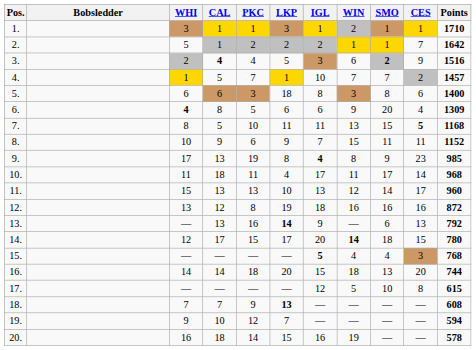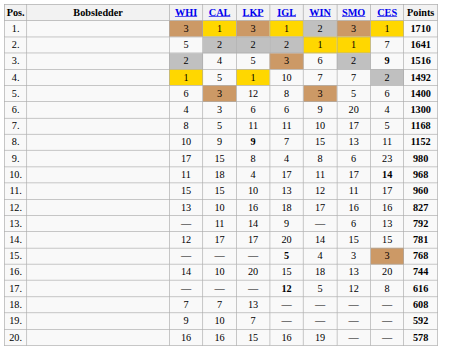- column: (253, 12)
(387, 28) 1 -> (354, 28) 3
(220, 45) 1 -> (220, 45) 2
(454, 45) 1642 -> (421, 45) 1641
(220, 61) bold -> (220, 61) normal
(387, 61) bold -> (354, 61) normal
(421, 61) normal -> (387, 61) bold
(454, 77) 1457 -> (421, 77) 1492
(220, 93) 6 -> (220, 93) 3
(287, 93) 18 -> (253, 93) 12
(387, 93) 8 -> (354, 93) 5
(186, 110) bold -> (186, 110) normal
(220, 110) 8 -> (220, 110) 3
(454, 110) 1309 -> (421, 110) 1300
(354, 126) 13 -> (320, 126) 10
(387, 126) 15 -> (354, 126) 17
(421, 126) bold -> (387, 126) normal
(287, 142) normal -> (253, 142) bold
(387, 142) 11 -> (354, 142) 13
(220, 158) 13 -> (220, 158) 15
(320, 158) bold -> (287, 158) normal
(387, 158) 9 -> (354, 158) 6
(454, 158) 985 -> (421, 158) 980
(421, 175) normal -> (387, 175) bold
(220, 191) 13 -> (220, 191) 15
(387, 191) 14 -> (354, 191) 11
(220, 207) 12 -> (220, 207) 10
(287, 207) 19 -> (253, 207) 16
(354, 207) 16 -> (320, 207) 17
(454, 207) 872 -> (421, 207) 827
(220, 223) 13 -> (220, 223) 11
(287, 223) bold -> (253, 223) normal
(354, 239) bold -> (320, 239) normal
(387, 239) 18 -> (354, 239) 15
(454, 239) 780 -> (421, 239) 781
(387, 256) 4 -> (354, 256) 3
(220, 272) 14 -> (220, 272) 10
(320, 288) normal -> (287, 288) bold
(387, 288) 10 -> (354, 288) 12
(454, 288) 615 -> (421, 288) 616
(287, 304) bold -> (253, 304) normal
(454, 321) 594 -> (421, 321) 592
(220, 337) 18 -> (220, 337) 16
